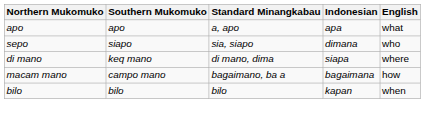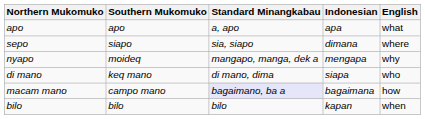(391, 43) who -> (396, 43) where
+ row: (20, 59)
(396, 59) where -> (391, 75) who
(248, 75) no background -> (248, 91) lavender background
